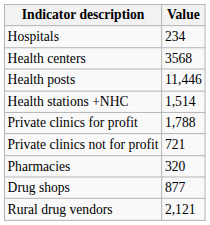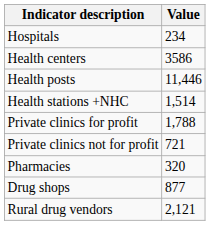(179, 58) 3568 -> (179, 58) 3586
